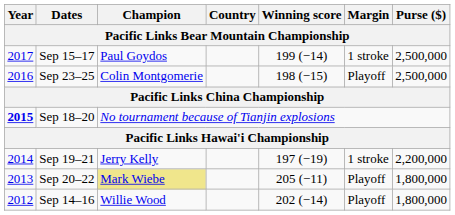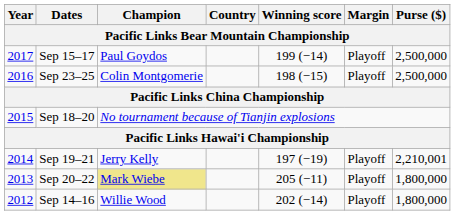(368, 55) 1 stroke -> (366, 55) Playoff
(20, 117) bold -> (20, 117) normal
(368, 158) 1 stroke -> (366, 158) Playoff
(421, 158) 2,200,000 -> (421, 158) 2,210,001
